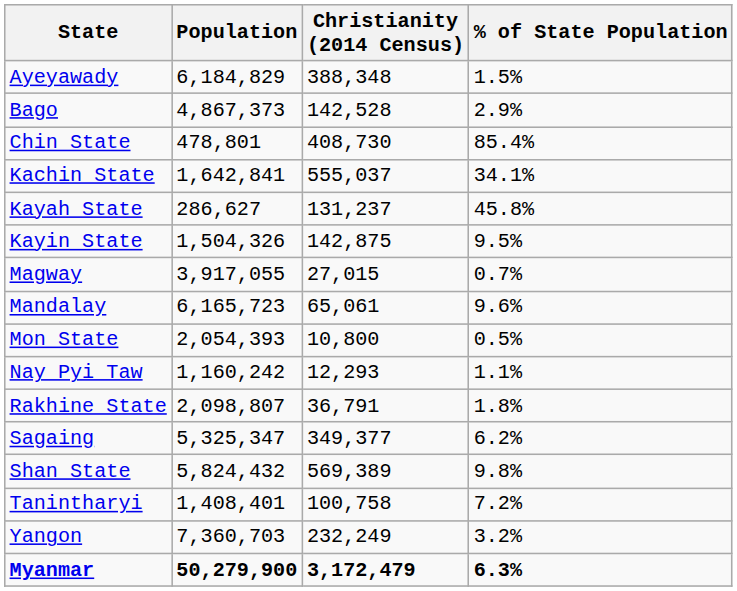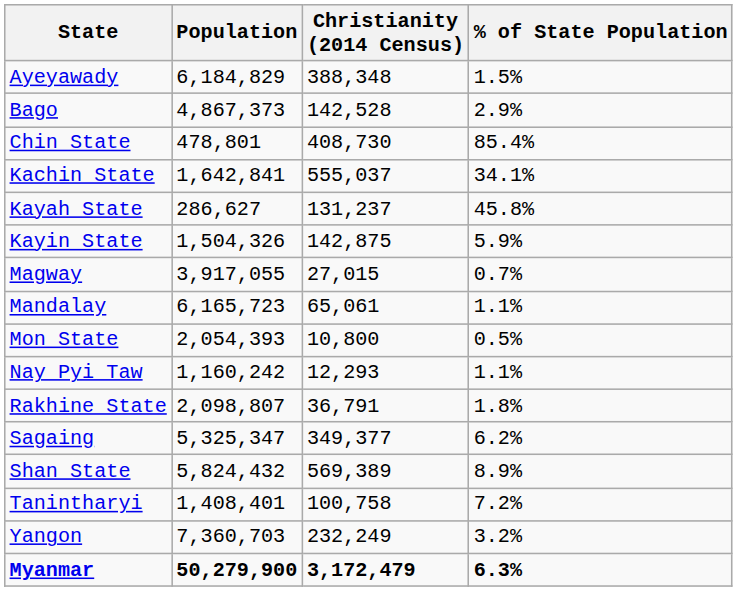(498, 241) 9.5% -> (498, 241) 5.9%
(498, 307) 9.6% -> (498, 307) 1.1%
(498, 471) 9.8% -> (498, 471) 8.9%
